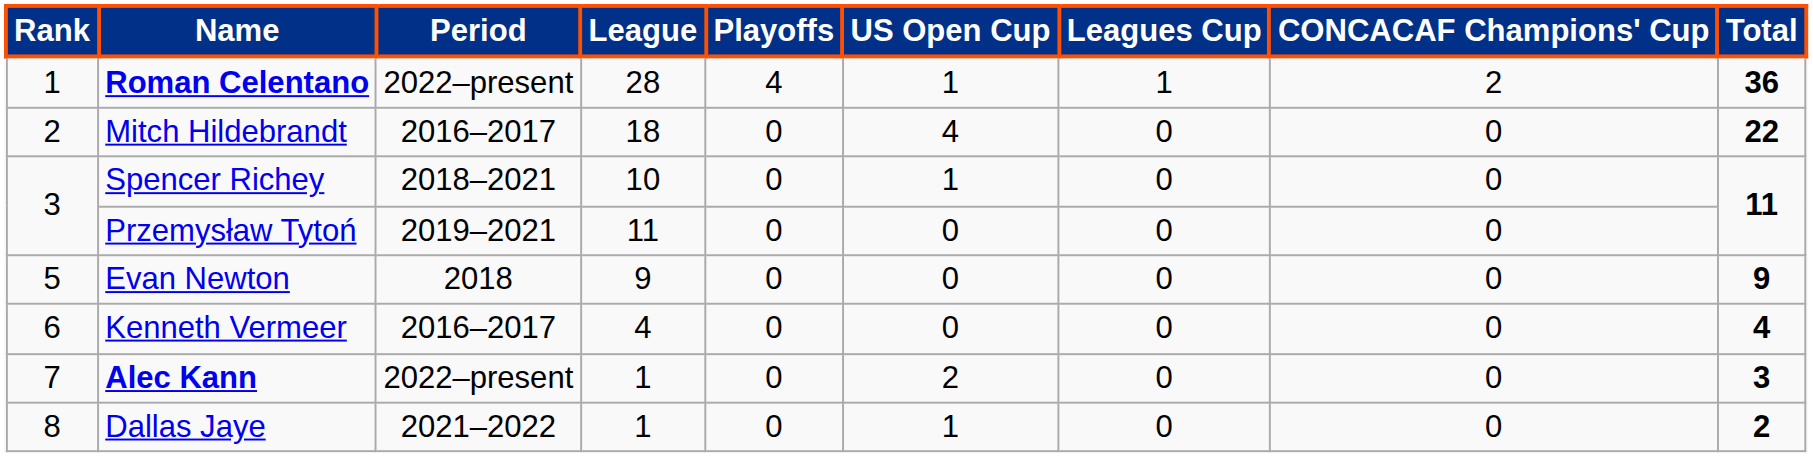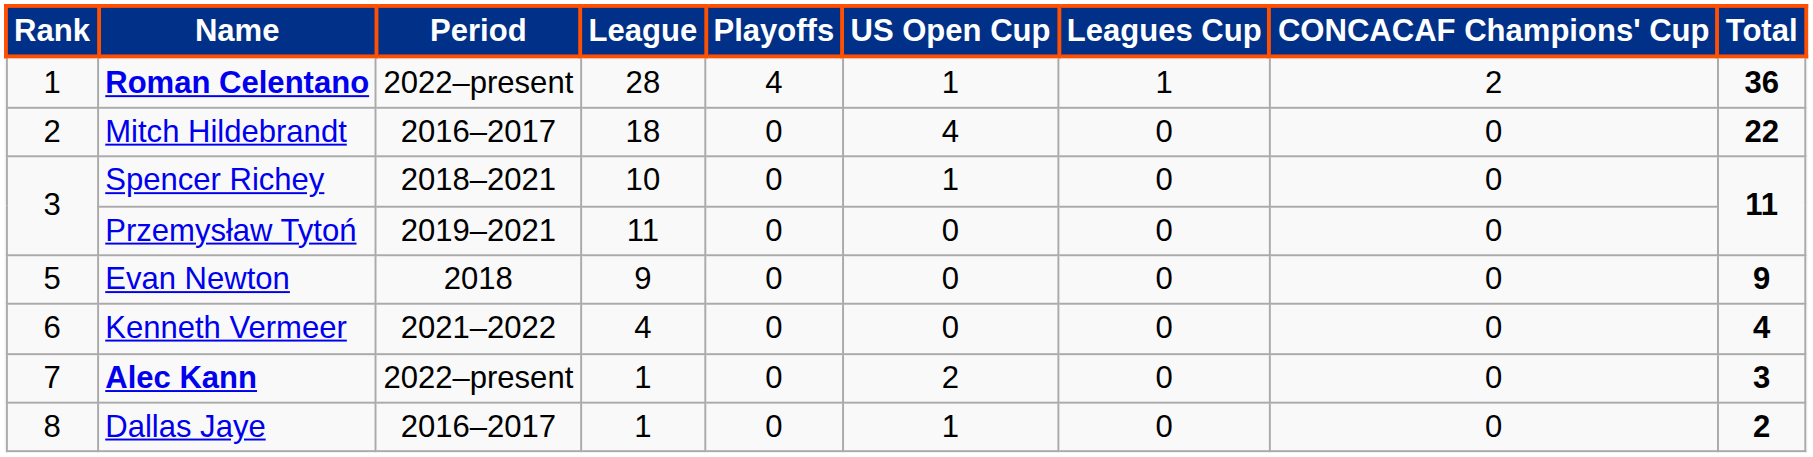(478, 328) 2016–2017 -> (478, 328) 2021–2022
(478, 426) 2021–2022 -> (478, 426) 2016–2017
